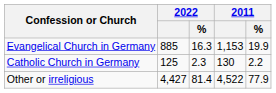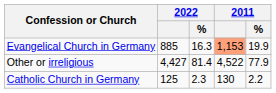(230, 46) no background -> (230, 46) lightsalmon background
rows swapped: (73, 63) <-> (50, 79)
